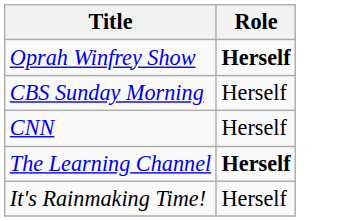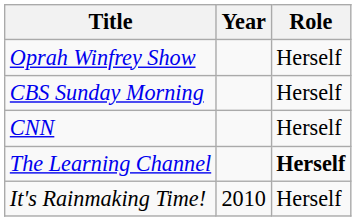+ column: (244, 22)
(256, 57) bold -> (309, 57) normal
